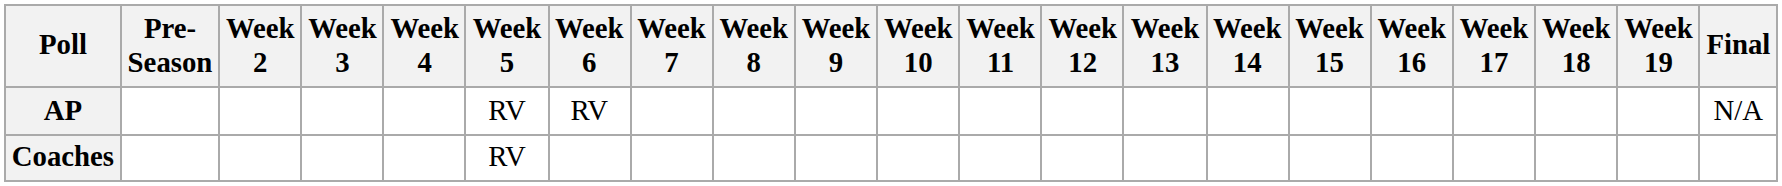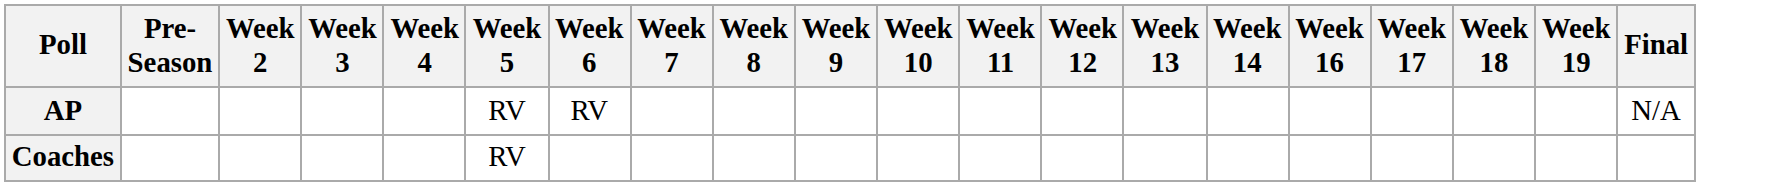- column: (1330, 45)
